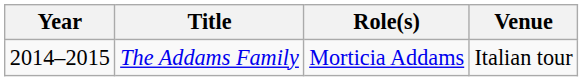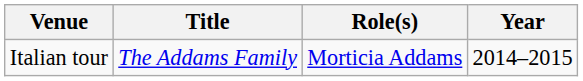columns swapped: (60, 22) <-> (524, 22)
